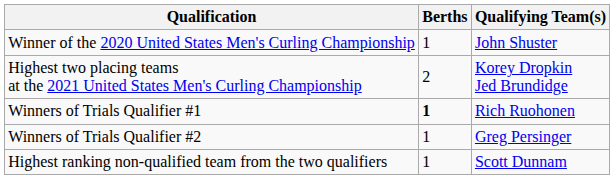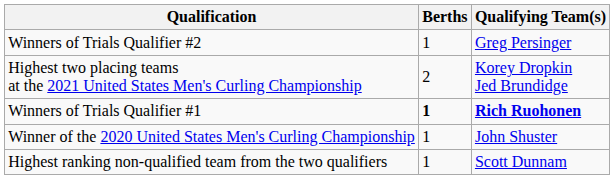rows swapped: (212, 42) <-> (105, 136)
(525, 111) normal -> (528, 111) bold
